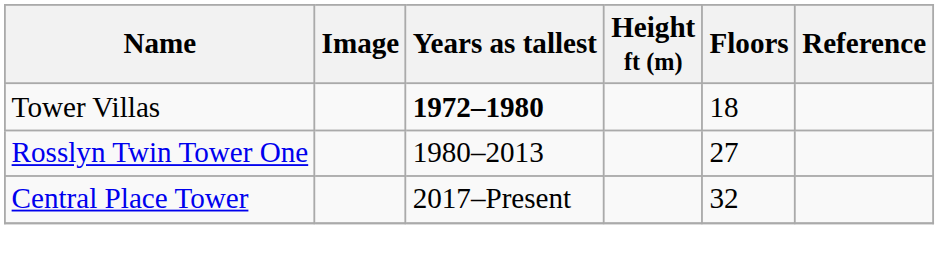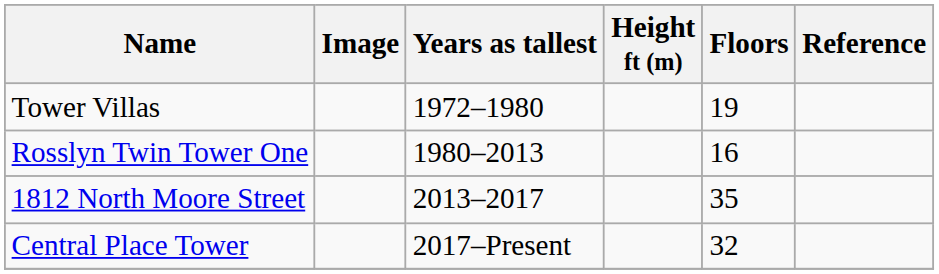(478, 106) bold -> (478, 106) normal
(724, 106) 18 -> (724, 106) 19
(724, 152) 27 -> (724, 152) 16
+ row: (158, 198)
